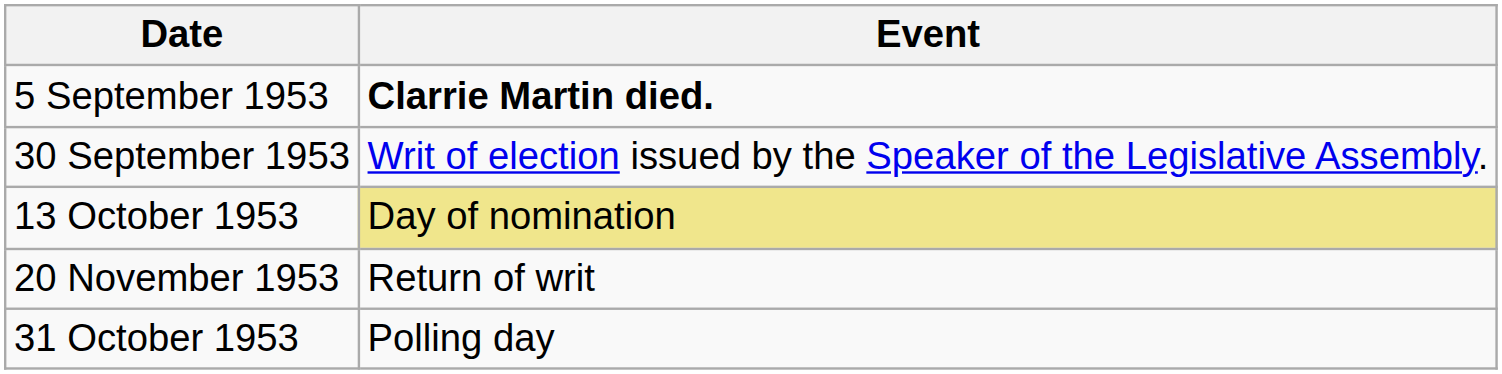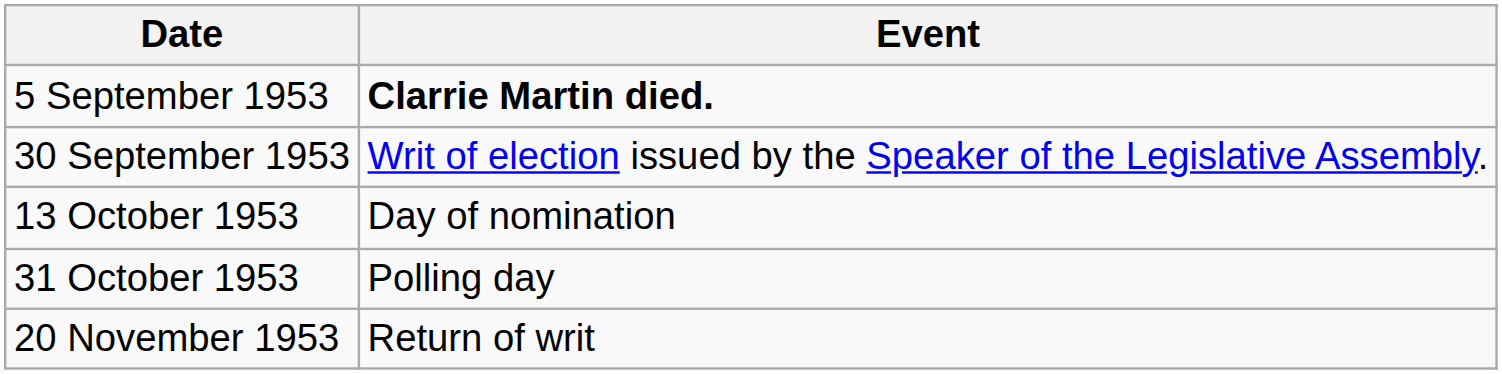(522, 216) khaki background -> (522, 216) no background
rows swapped: (156, 338) <-> (177, 277)
